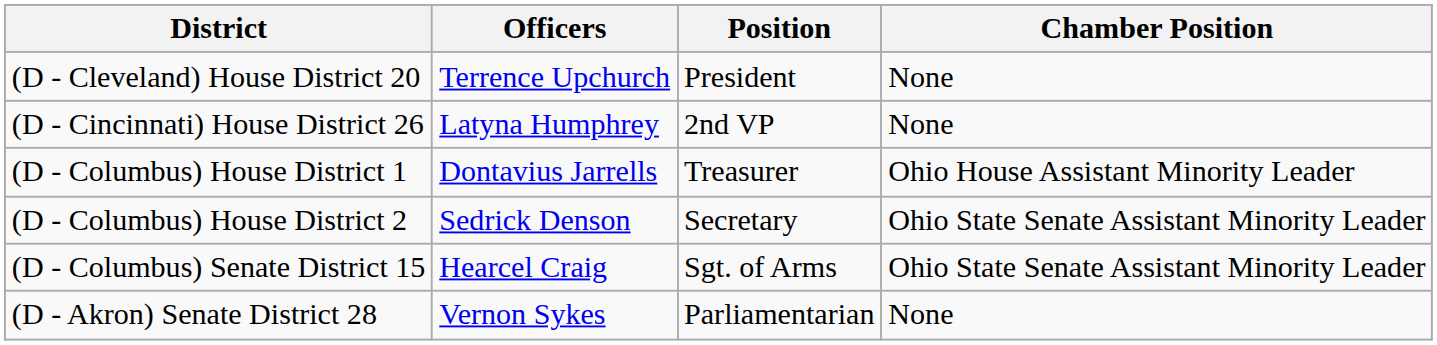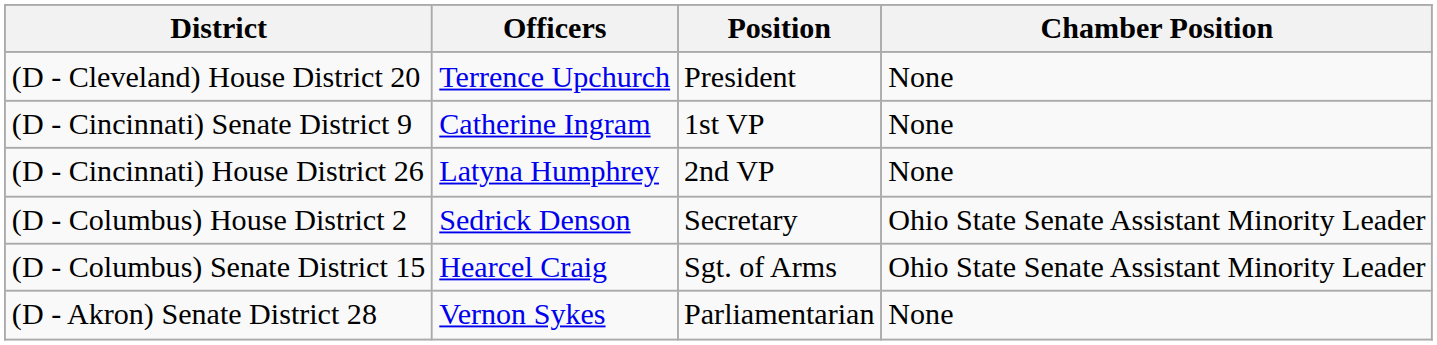+ row: (212, 123)
- row: (209, 171)
